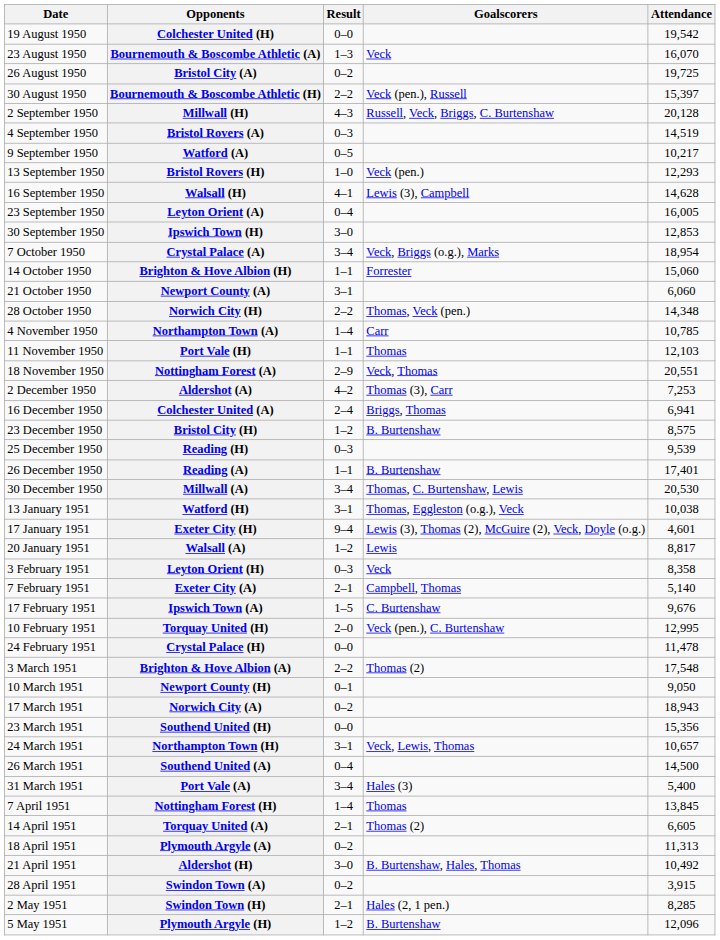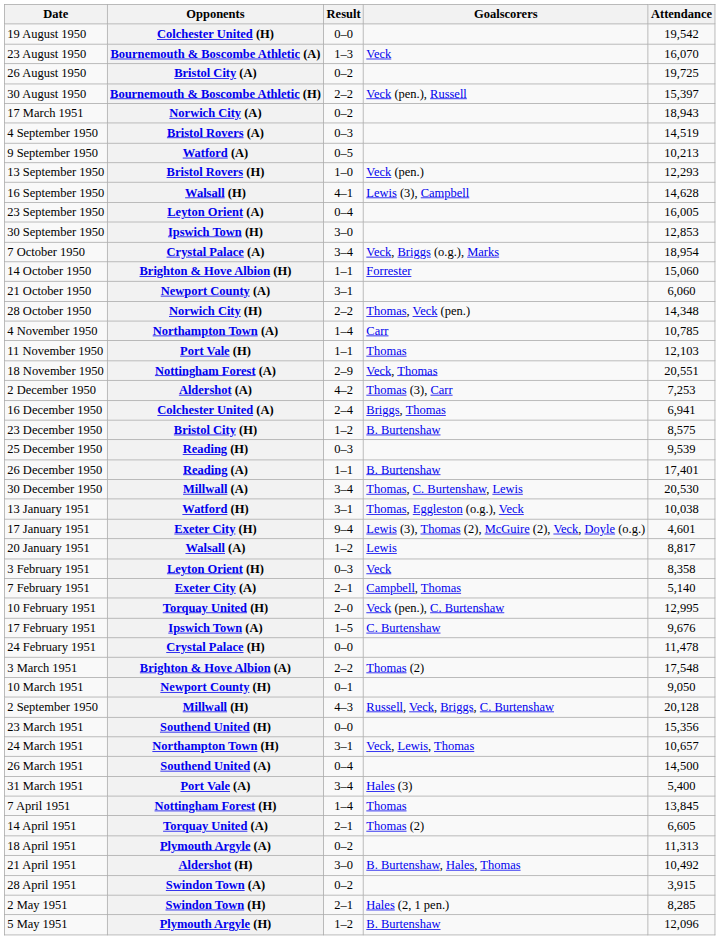rows swapped: (215, 113) <-> (215, 707)
(681, 152) 10,217 -> (681, 152) 10,213
rows swapped: (215, 627) <-> (215, 608)
